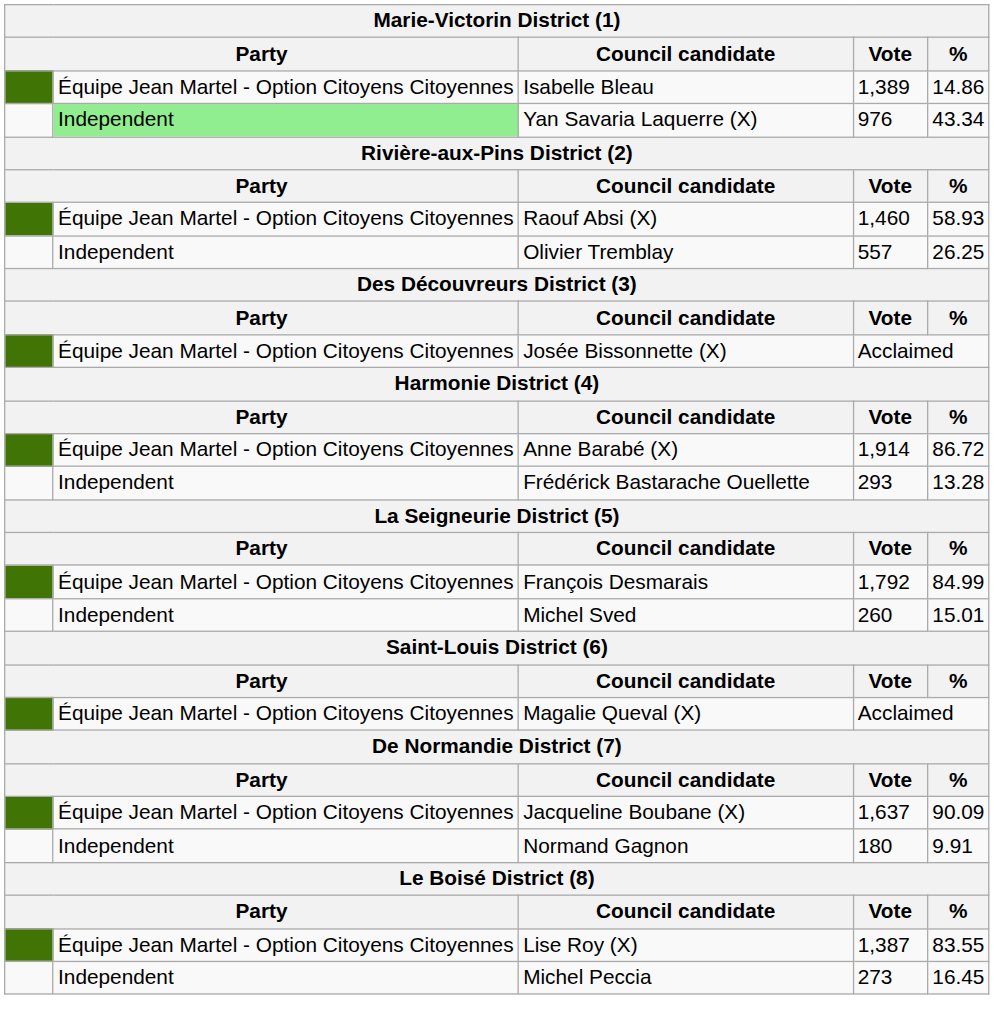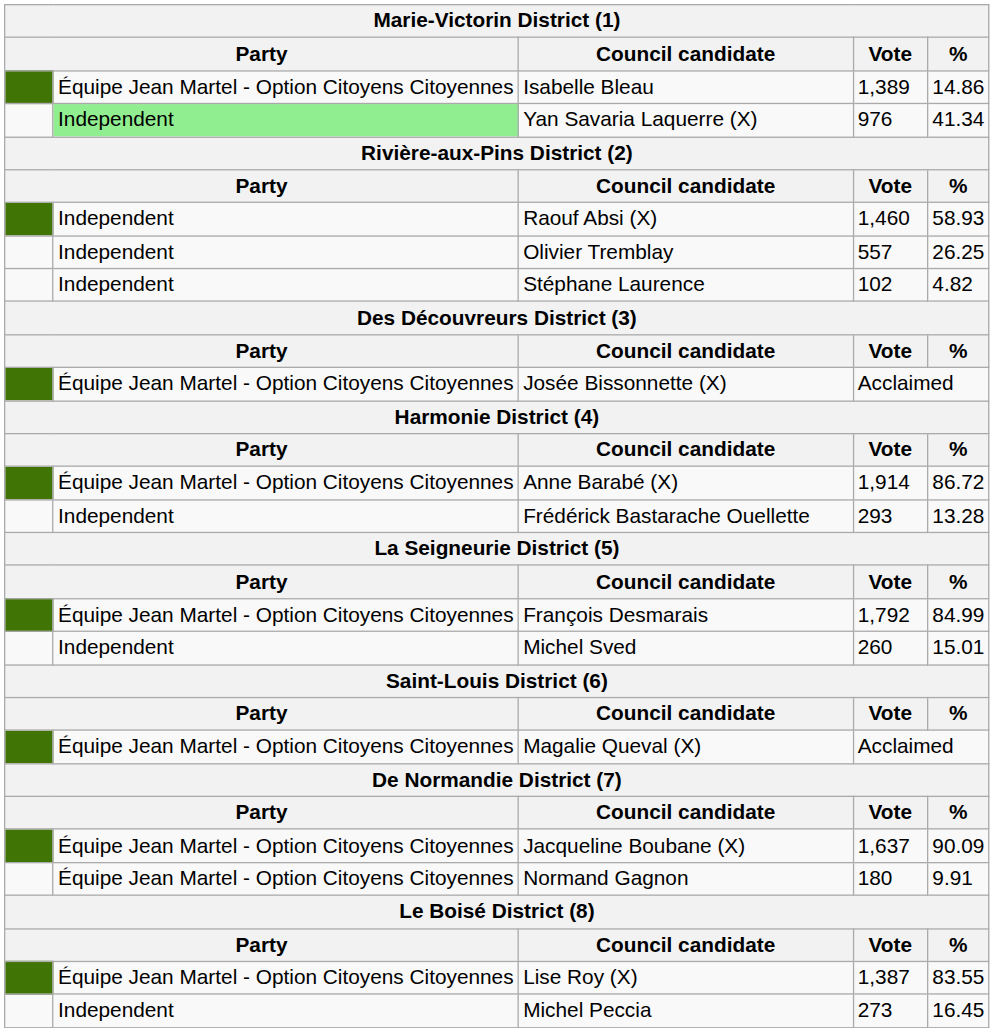(958, 119) 43.34 -> (958, 119) 41.34
(286, 218) Équipe Jean Martel - Option Citoyens Citoyennes -> (116, 218) Independent
+ row: (614, 284)
(116, 845) Independent -> (286, 878) Équipe Jean Martel - Option Citoyens Citoyennes
